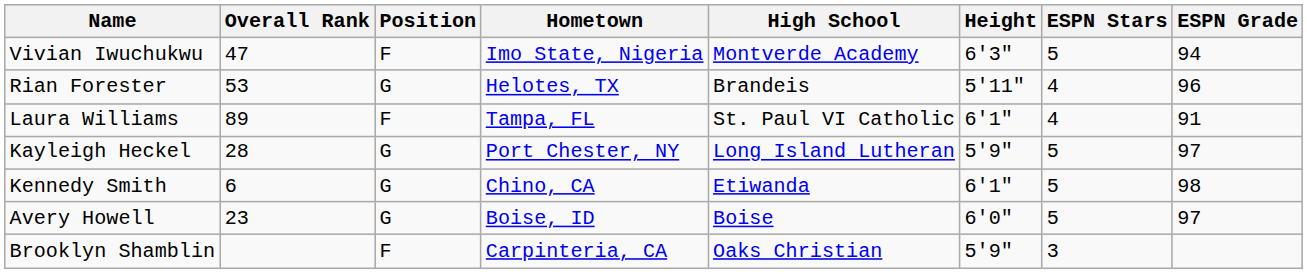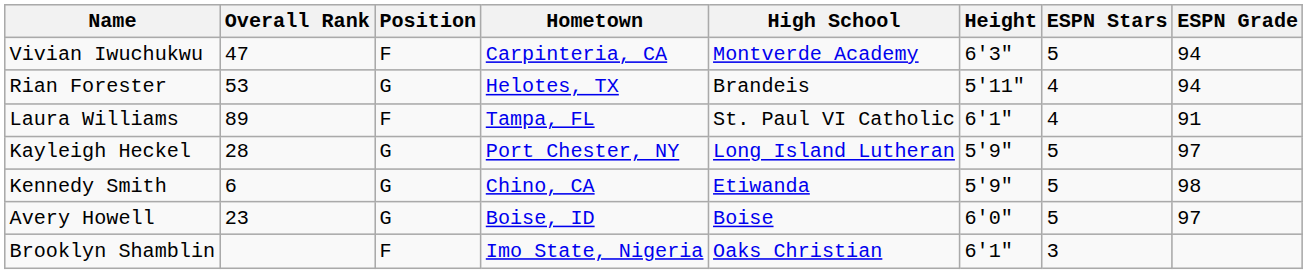(595, 54) Imo State, Nigeria -> (576, 54) Carpinteria, CA
(1189, 87) 96 -> (1189, 87) 94
(989, 185) 6'1" -> (989, 185) 5'9"
(576, 251) Carpinteria, CA -> (595, 251) Imo State, Nigeria
(989, 251) 5'9" -> (989, 251) 6'1"
